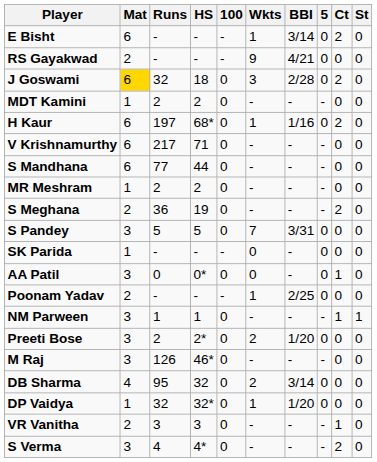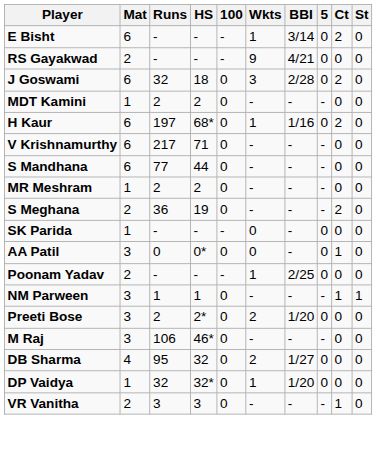(127, 79) gold background -> (127, 79) no background
- row: (38, 230)
(164, 360) 126 -> (164, 338) 106
(301, 381) 3/14 -> (301, 360) 1/27
- row: (34, 446)
